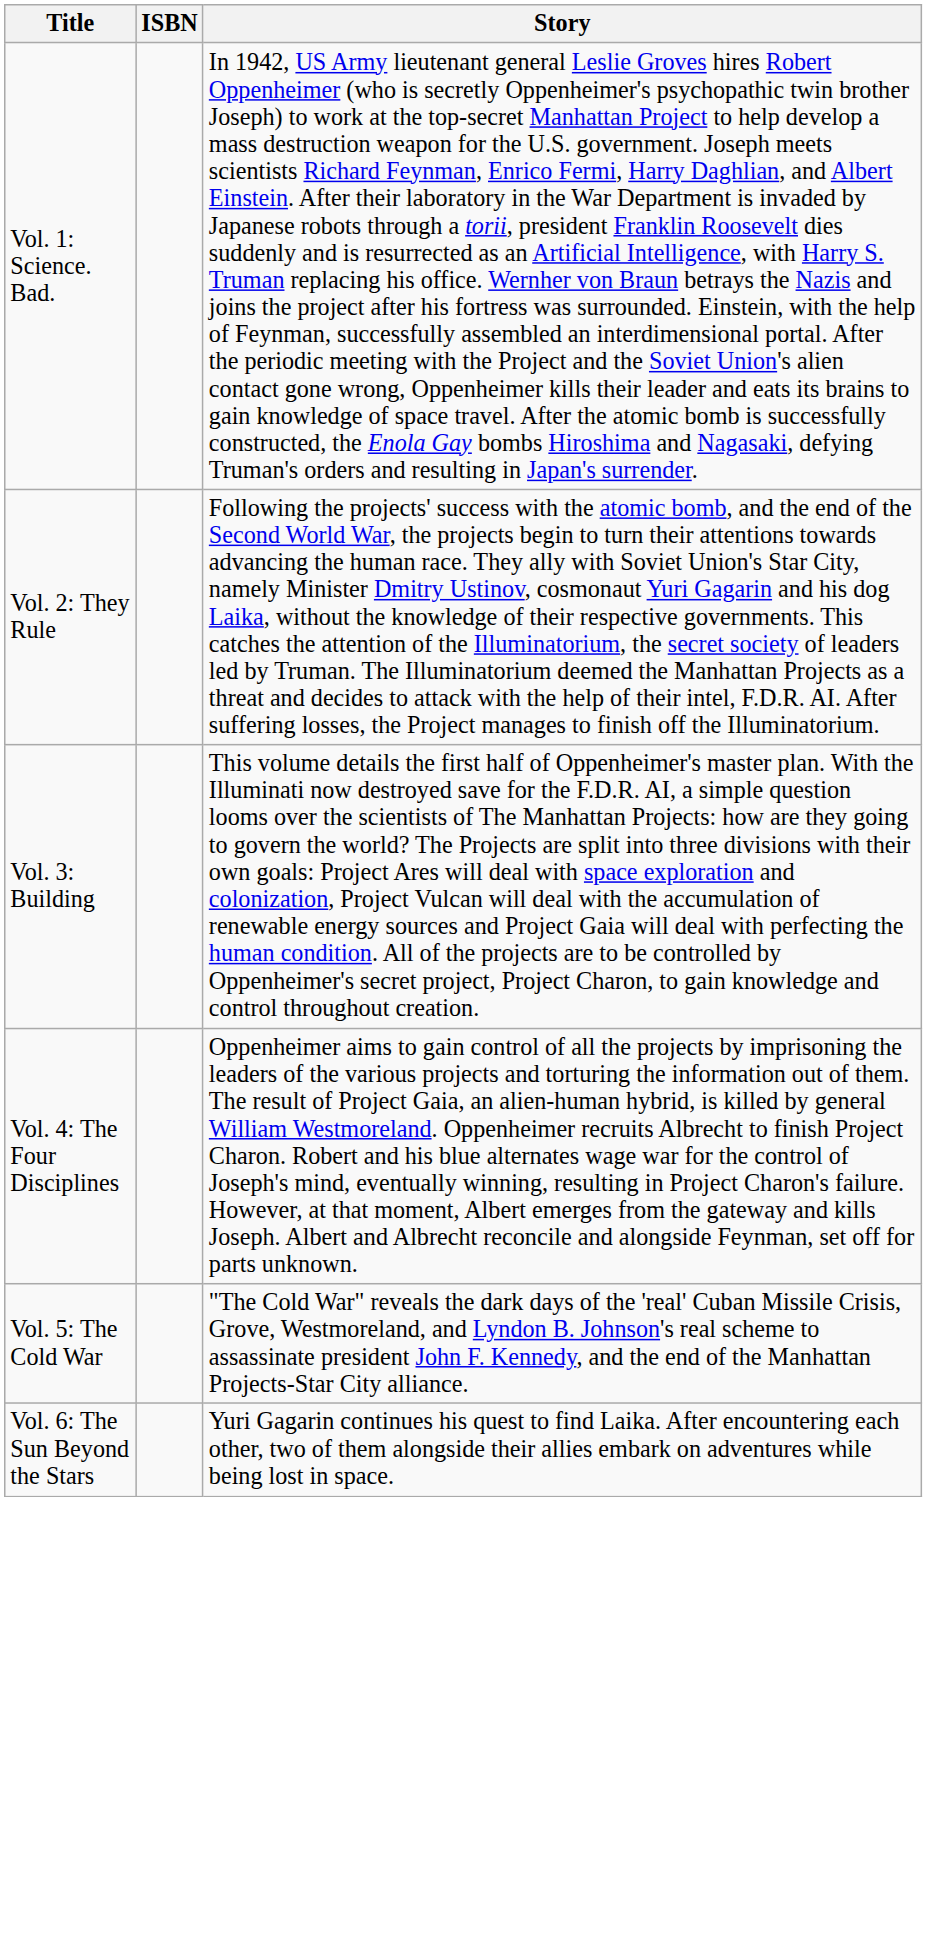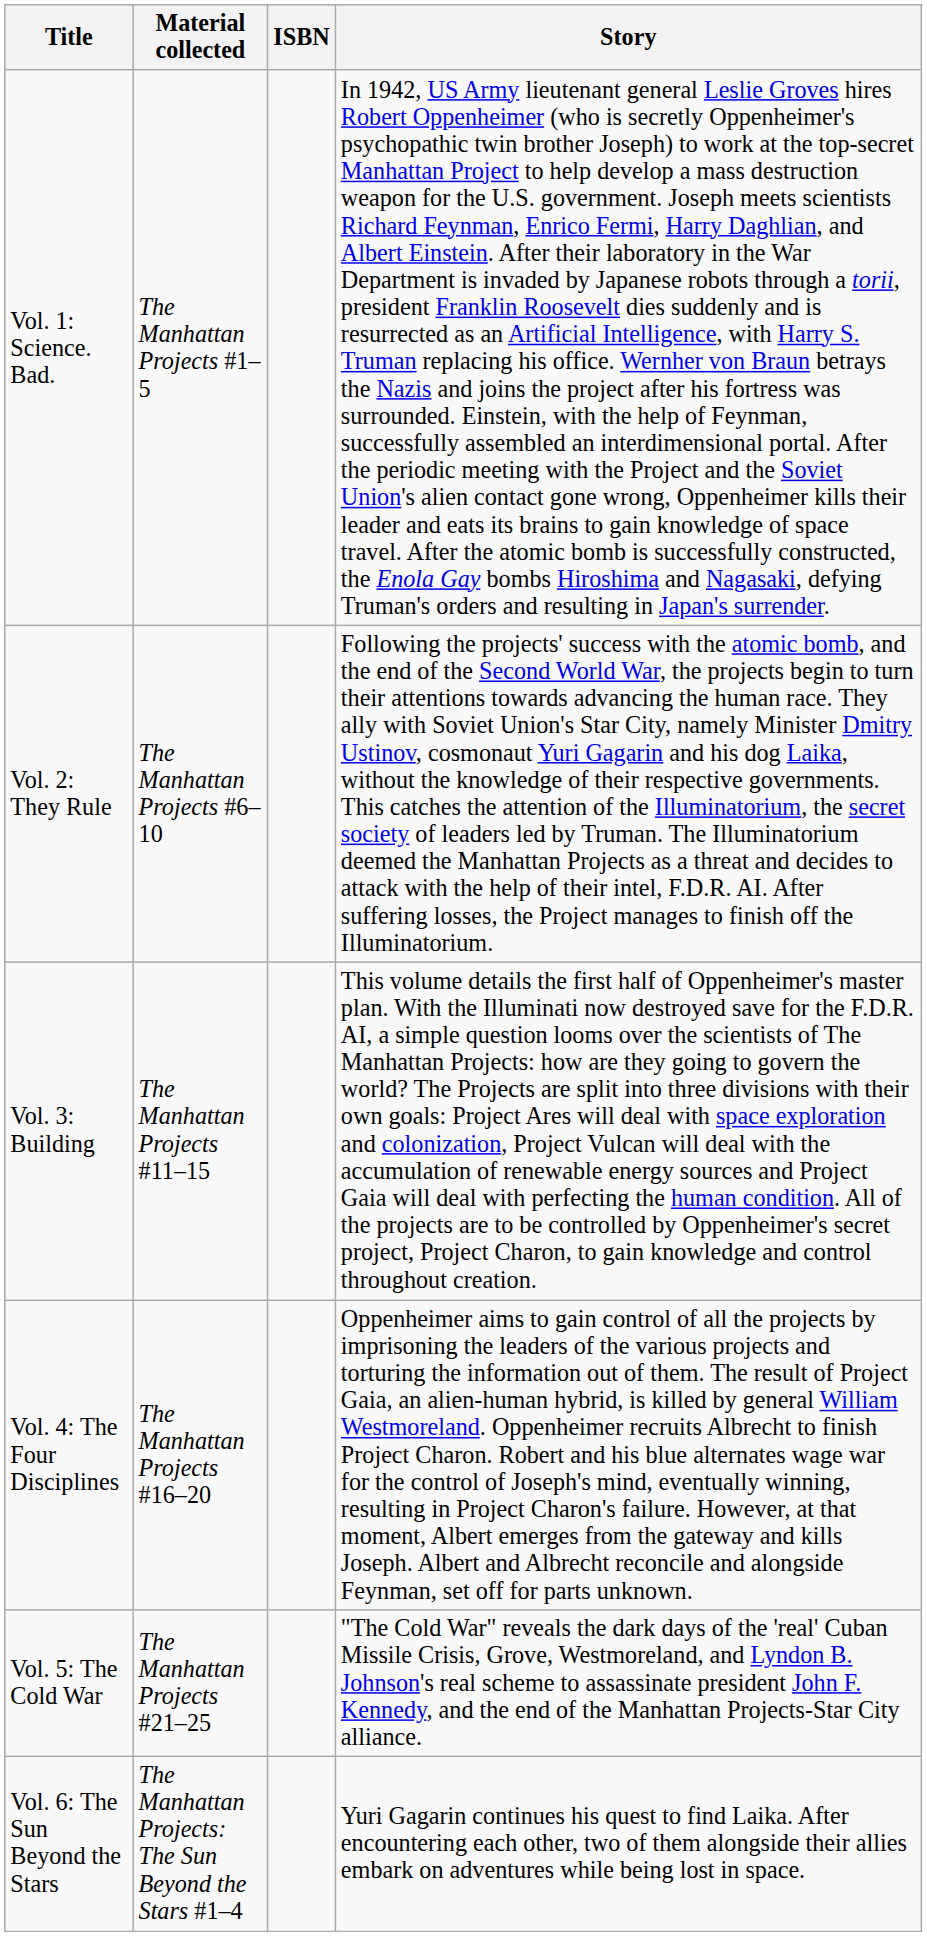+ column: (200, 37)
